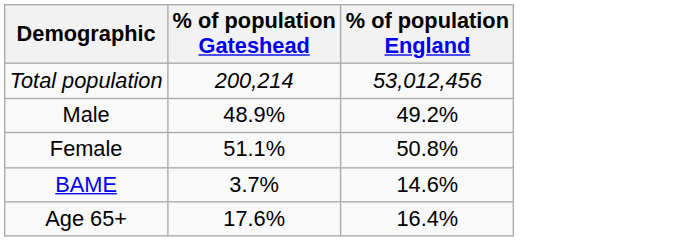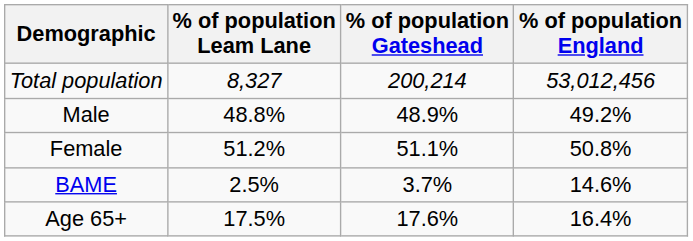+ column: (254, 33)
